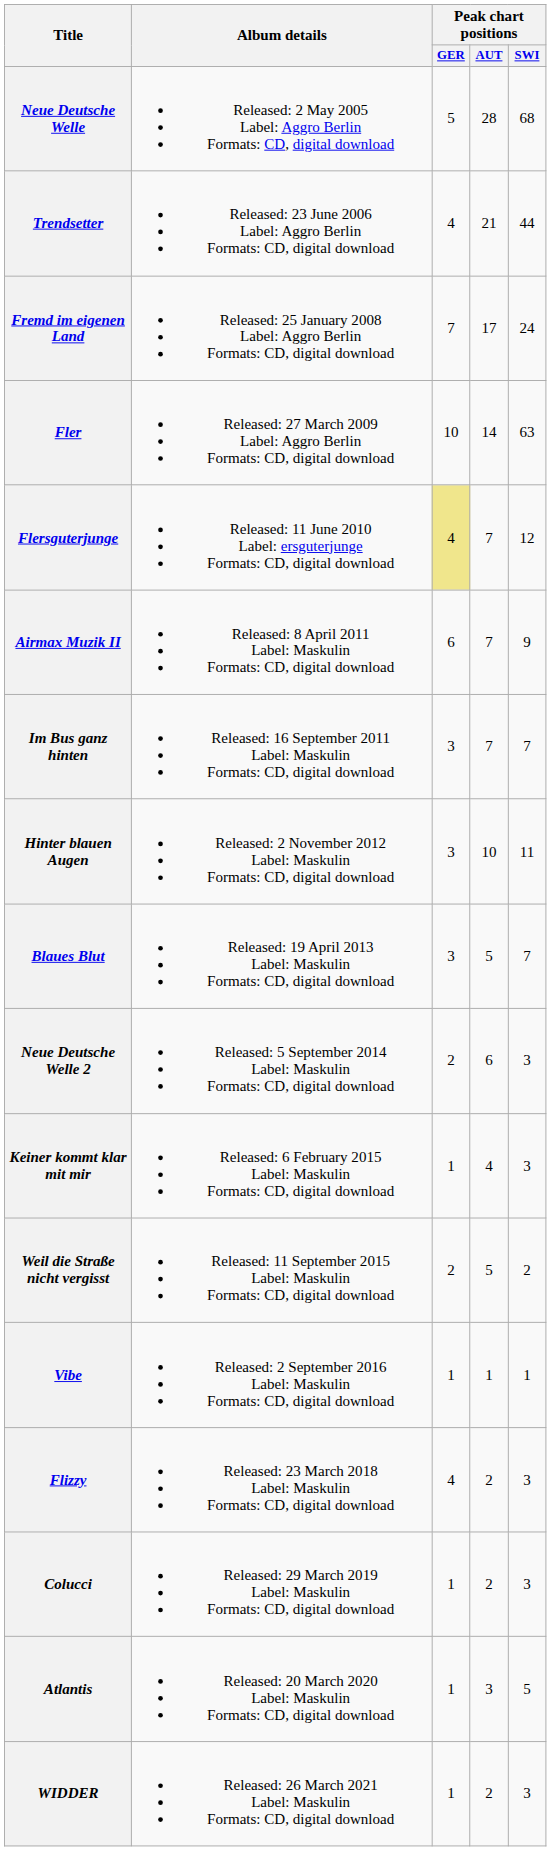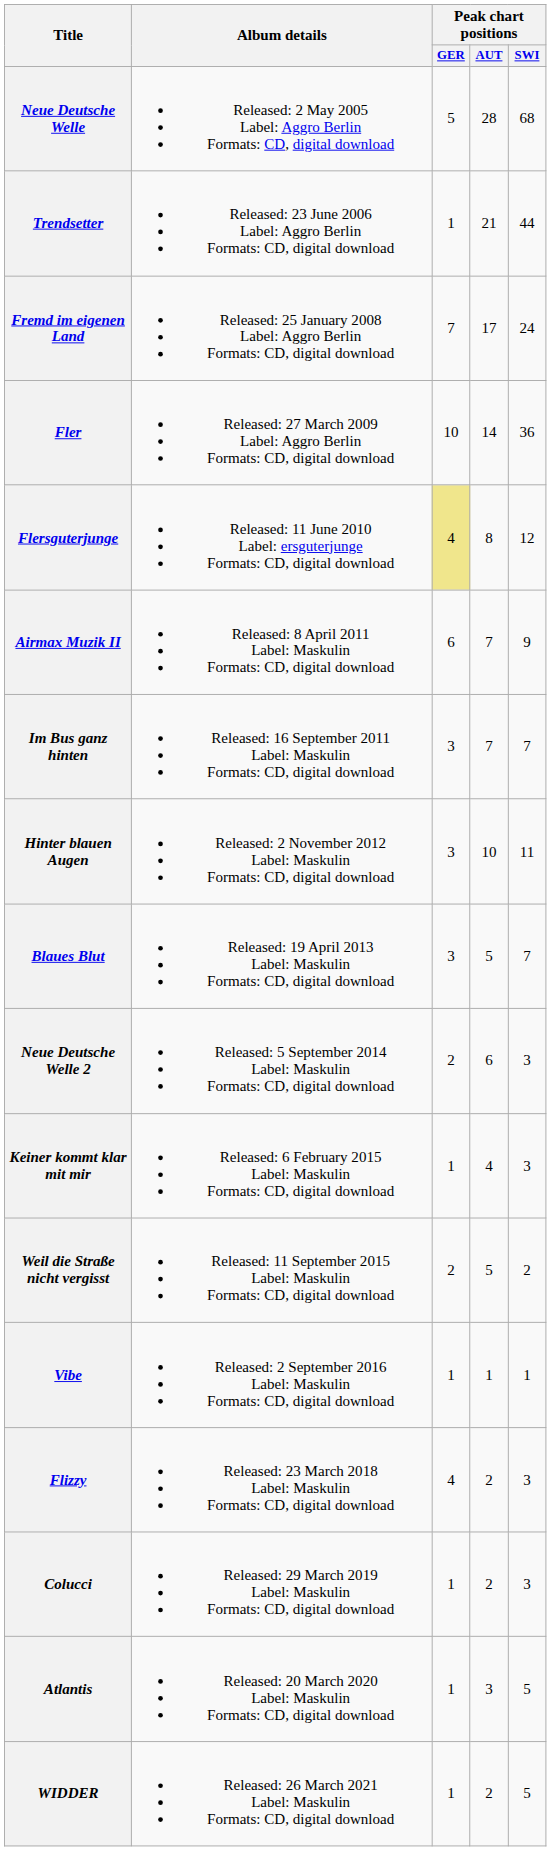(451, 223) 4 -> (451, 223) 1
(527, 432) 63 -> (527, 432) 36
(489, 537) 7 -> (489, 537) 8
(527, 1793) 3 -> (527, 1793) 5
